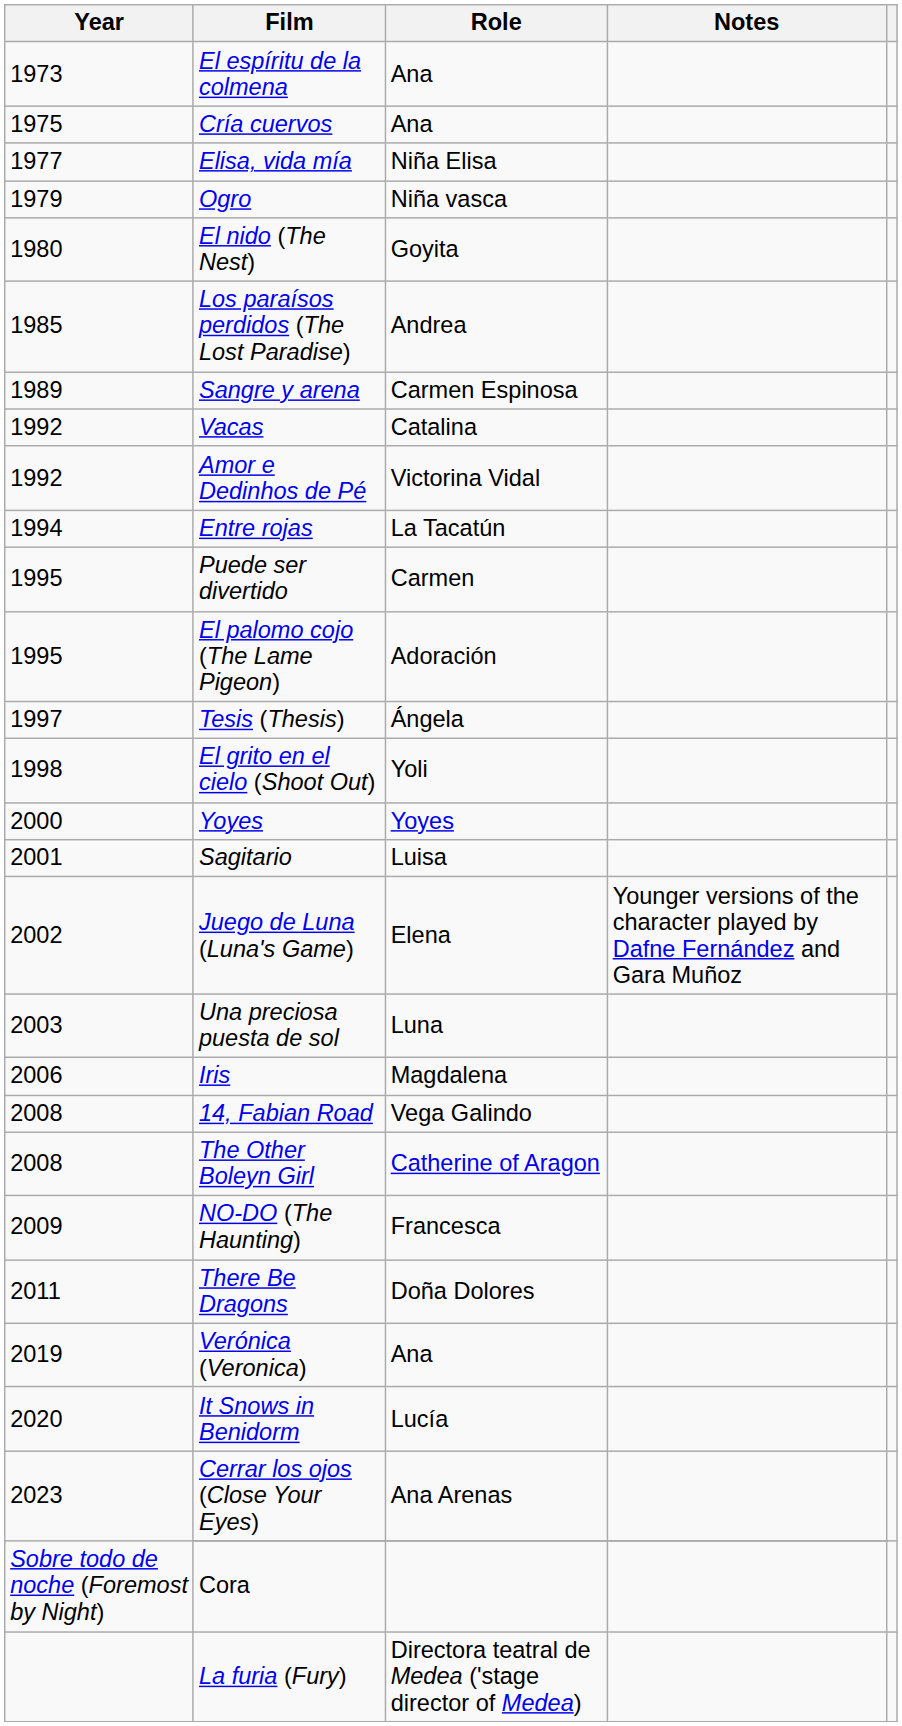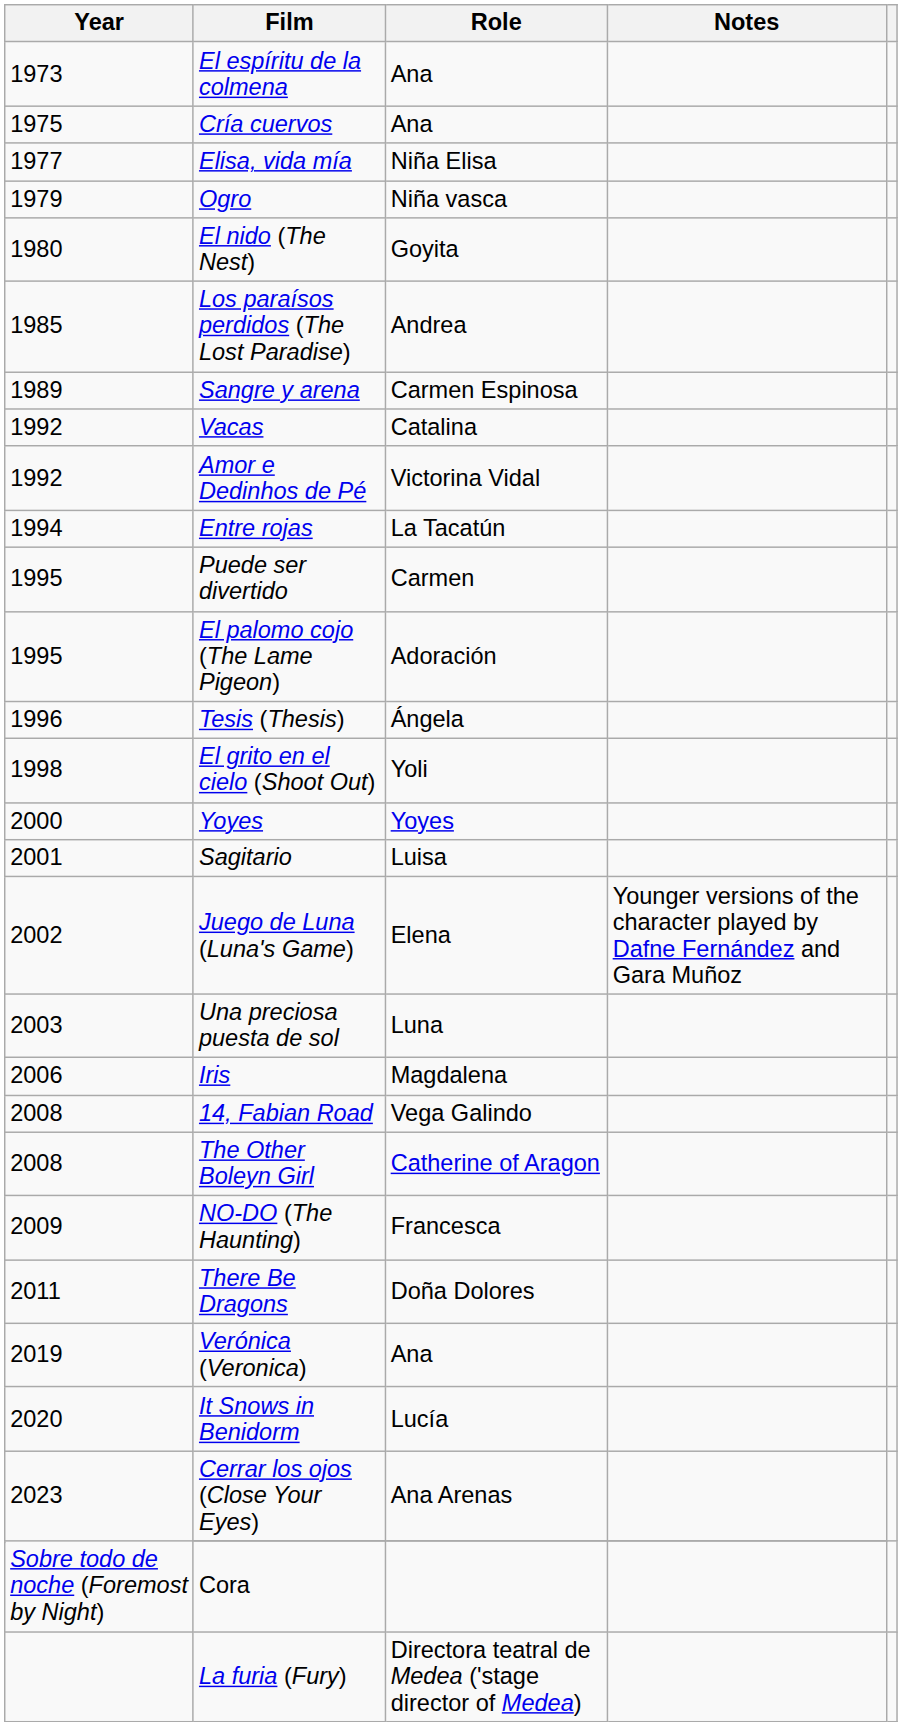(36, 719) 1997 -> (36, 719) 1996
